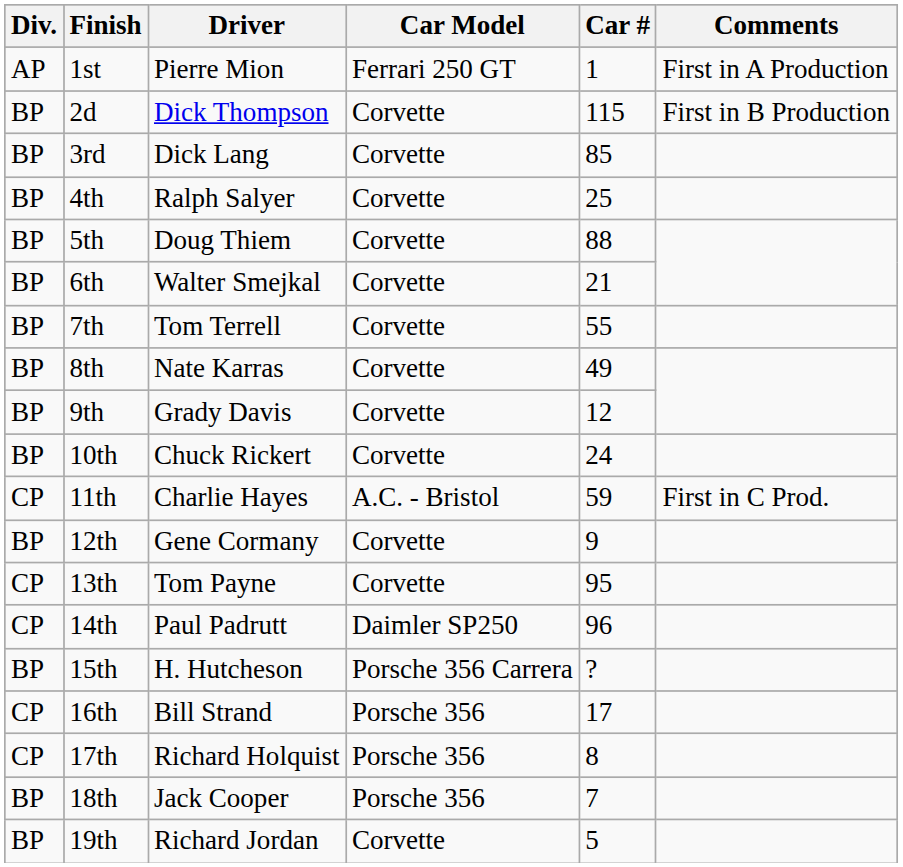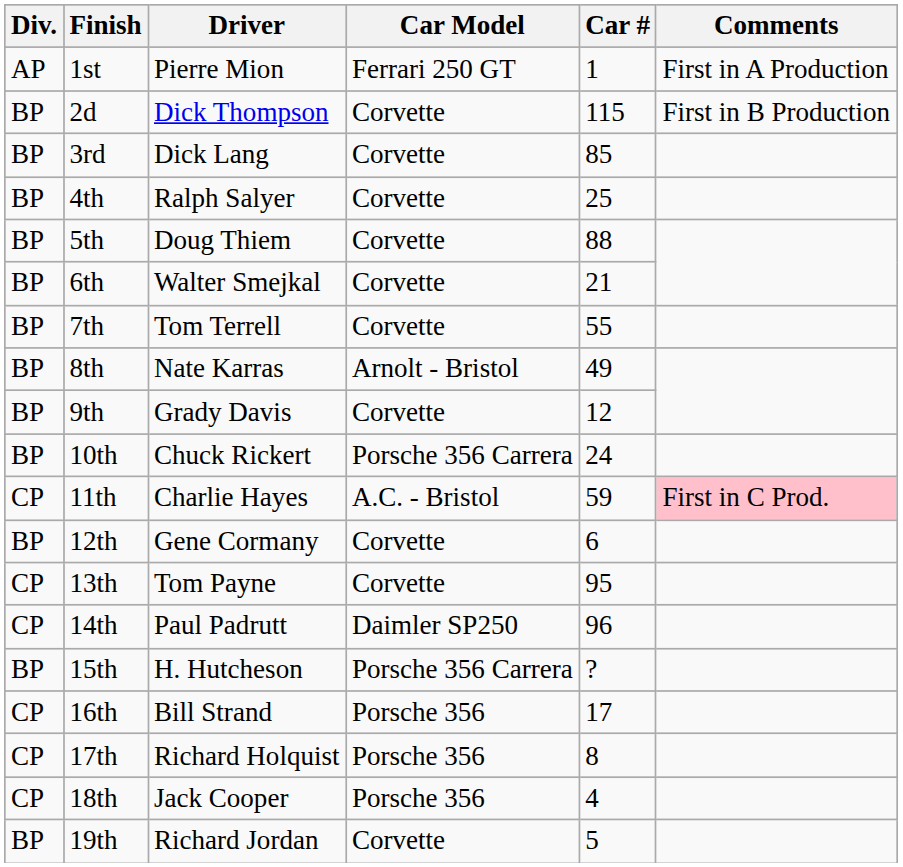(399, 369) Corvette -> (435, 369) Arnolt - Bristol
(399, 454) Corvette -> (462, 454) Porsche 356 Carrera
(746, 497) no background -> (746, 497) pink background
(592, 540) 9 -> (592, 540) 6
(28, 797) BP -> (28, 797) CP
(592, 797) 7 -> (592, 797) 4
